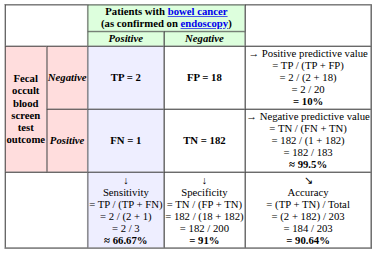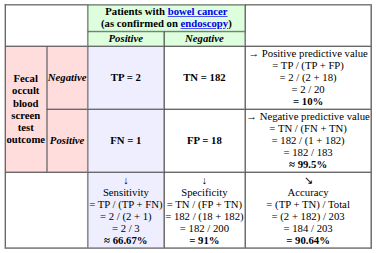(204, 77) FP = 18 -> (204, 77) TN = 182
(204, 140) TN = 182 -> (204, 140) FP = 18
